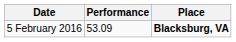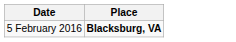- column: (118, 12)
